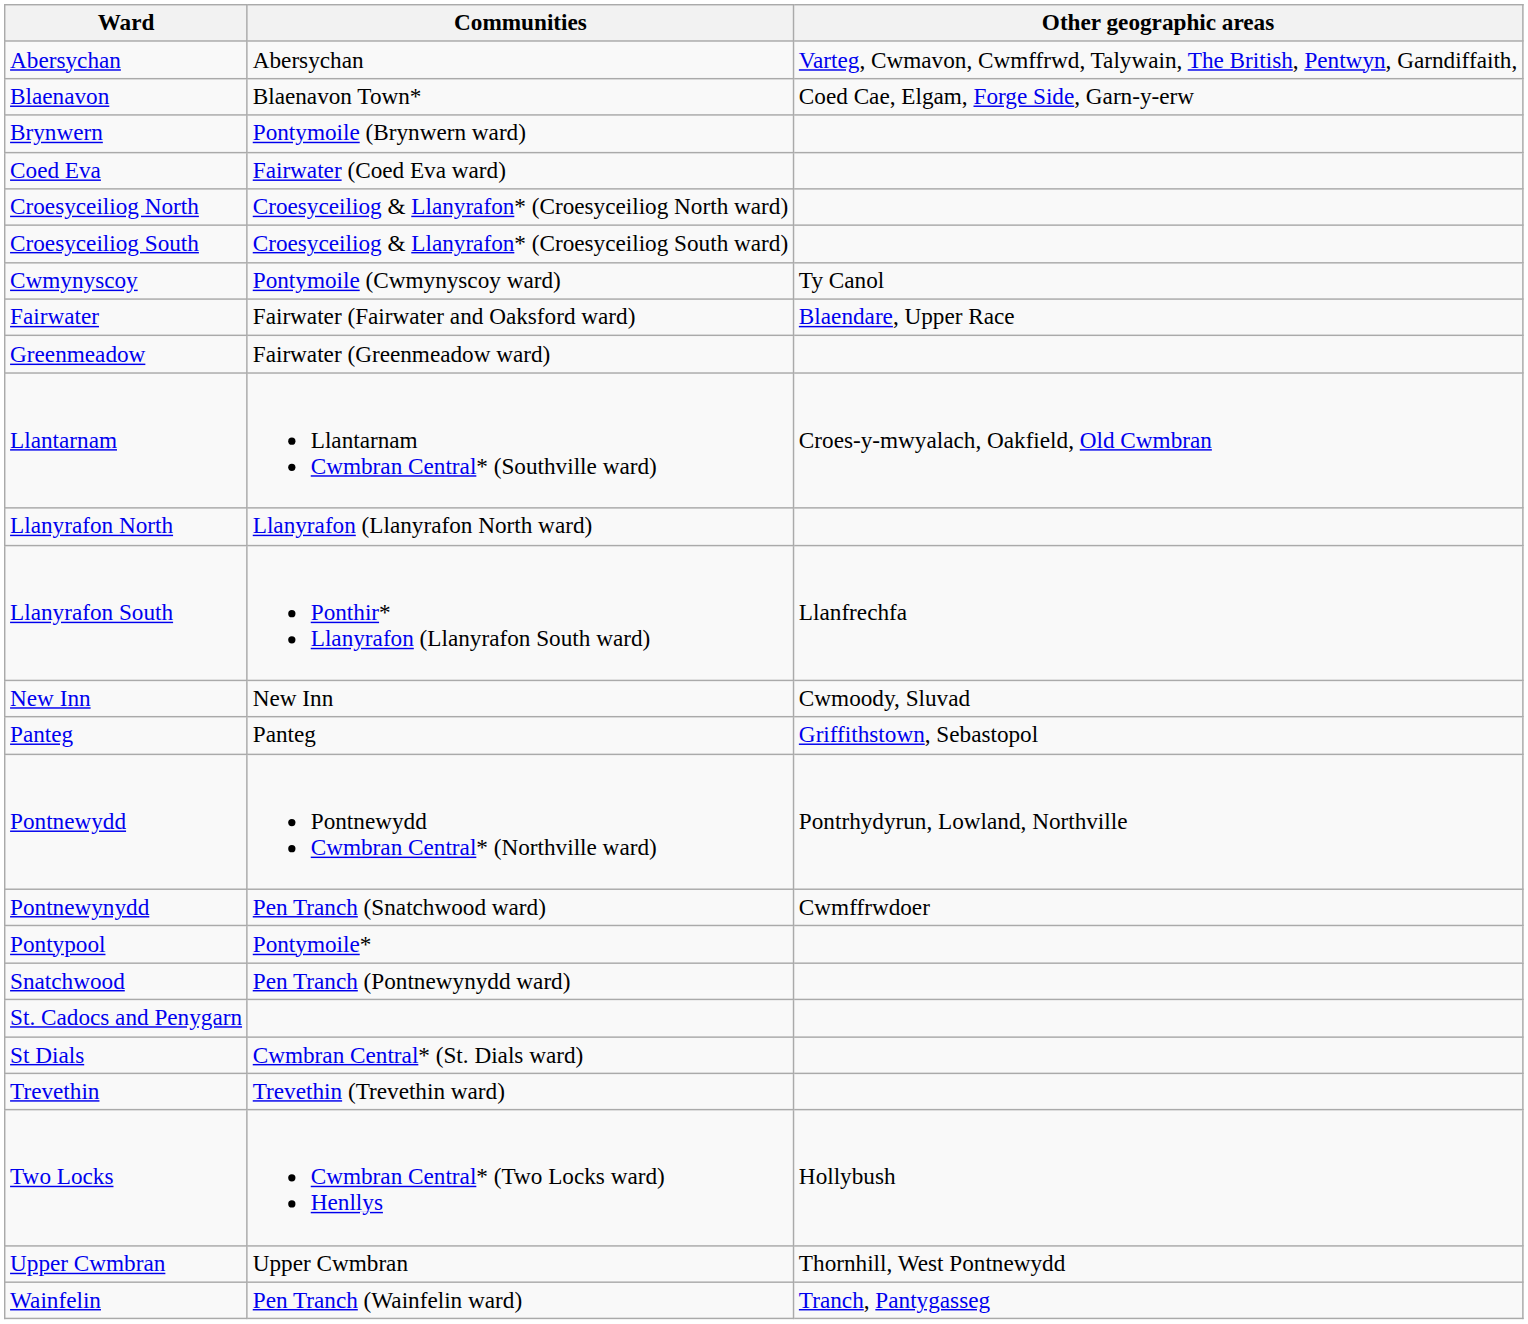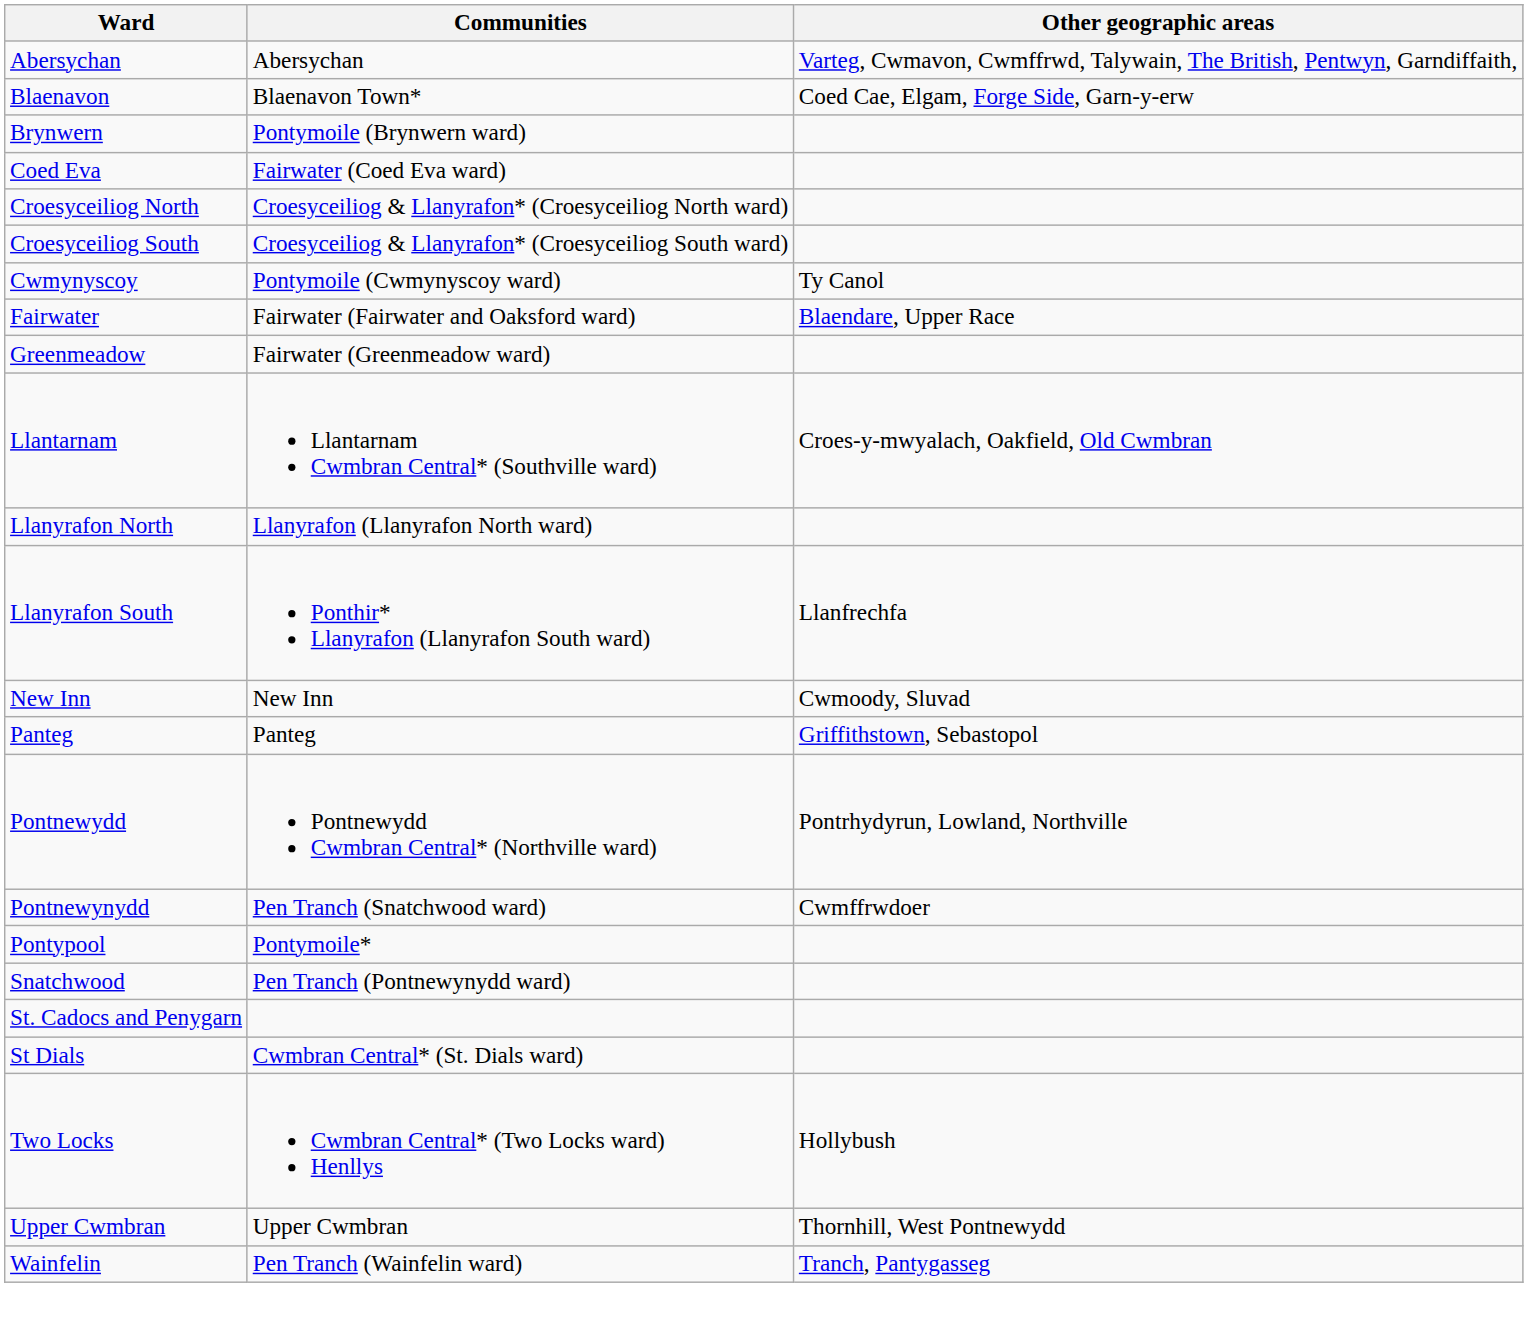- row: (55, 1091)
